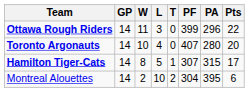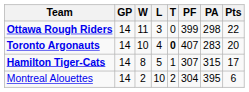(212, 29) 296 -> (212, 29) 298
(173, 46) normal -> (173, 46) bold
(212, 46) 280 -> (212, 46) 283
